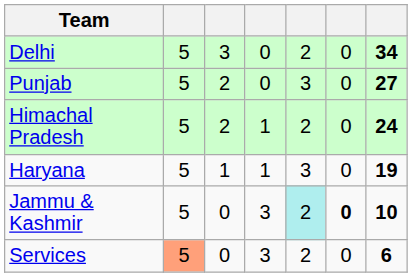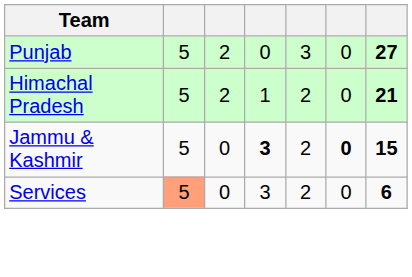- row: (32, 52)
(386, 126) 24 -> (386, 95) 21
- row: (47, 169)
(265, 212) normal -> (265, 149) bold
(305, 212) paleturquoise background -> (305, 149) no background
(386, 212) 10 -> (386, 149) 15
